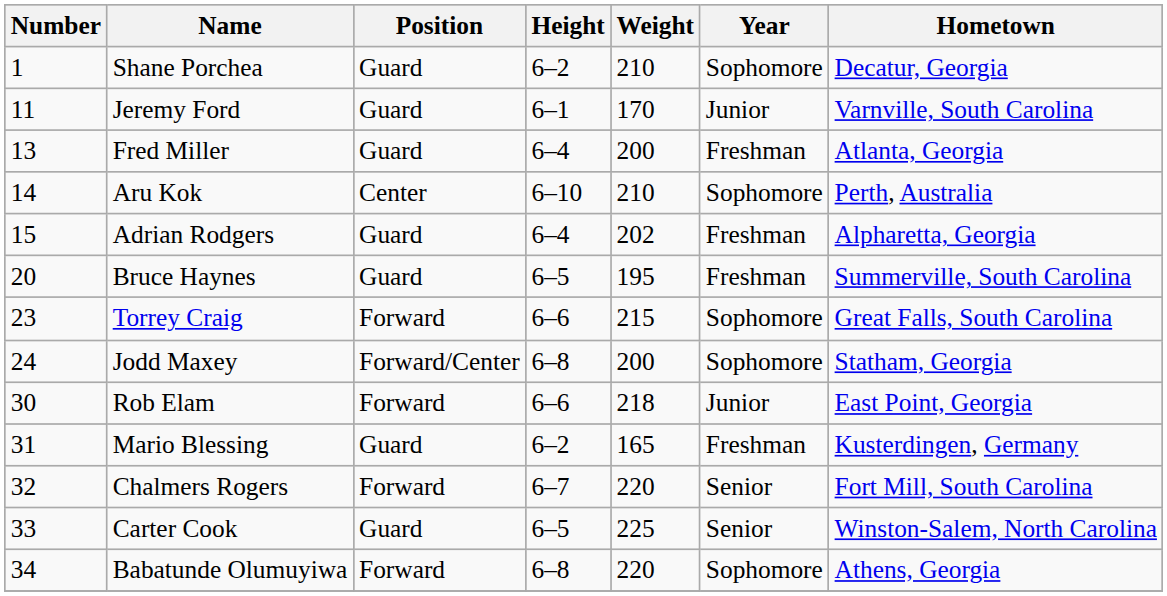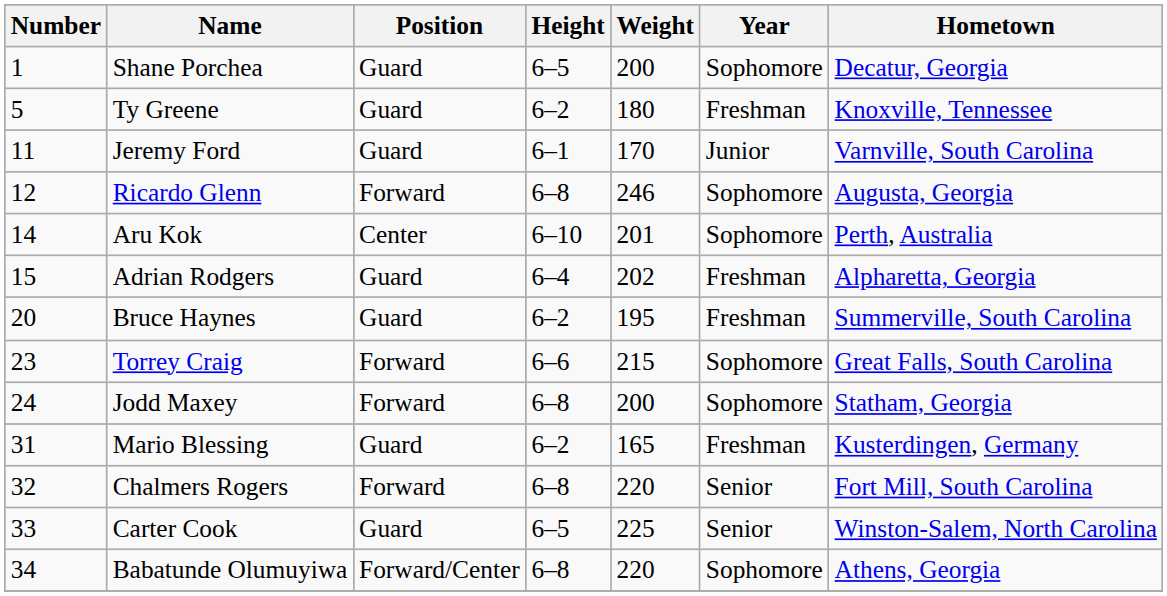(551, 67) 6–2 -> (551, 67) 6–5
(636, 67) 210 -> (636, 67) 200
+ row: (166, 109)
+ row: (187, 193)
- row: (171, 151)
(636, 193) 210 -> (636, 234) 201
(551, 276) 6–5 -> (551, 318) 6–2
(439, 360) Forward/Center -> (402, 402) Forward
- row: (164, 402)
(551, 486) 6–7 -> (551, 486) 6–8
(402, 569) Forward -> (439, 569) Forward/Center
